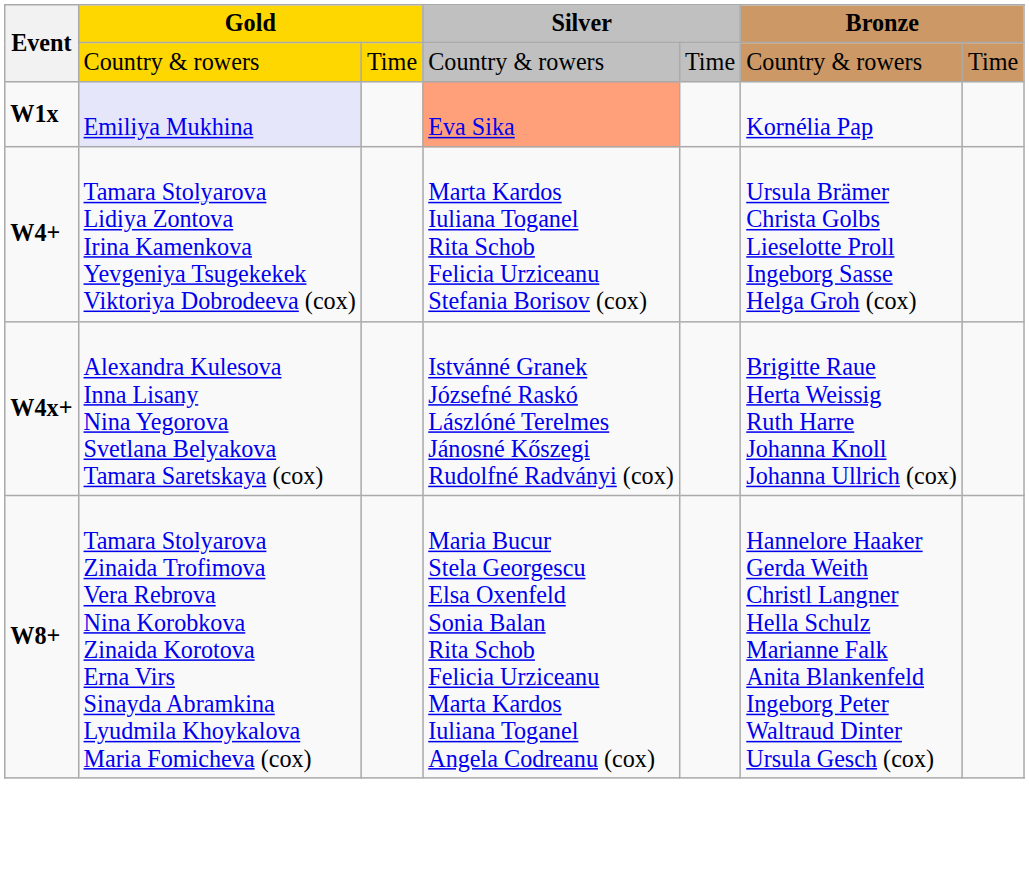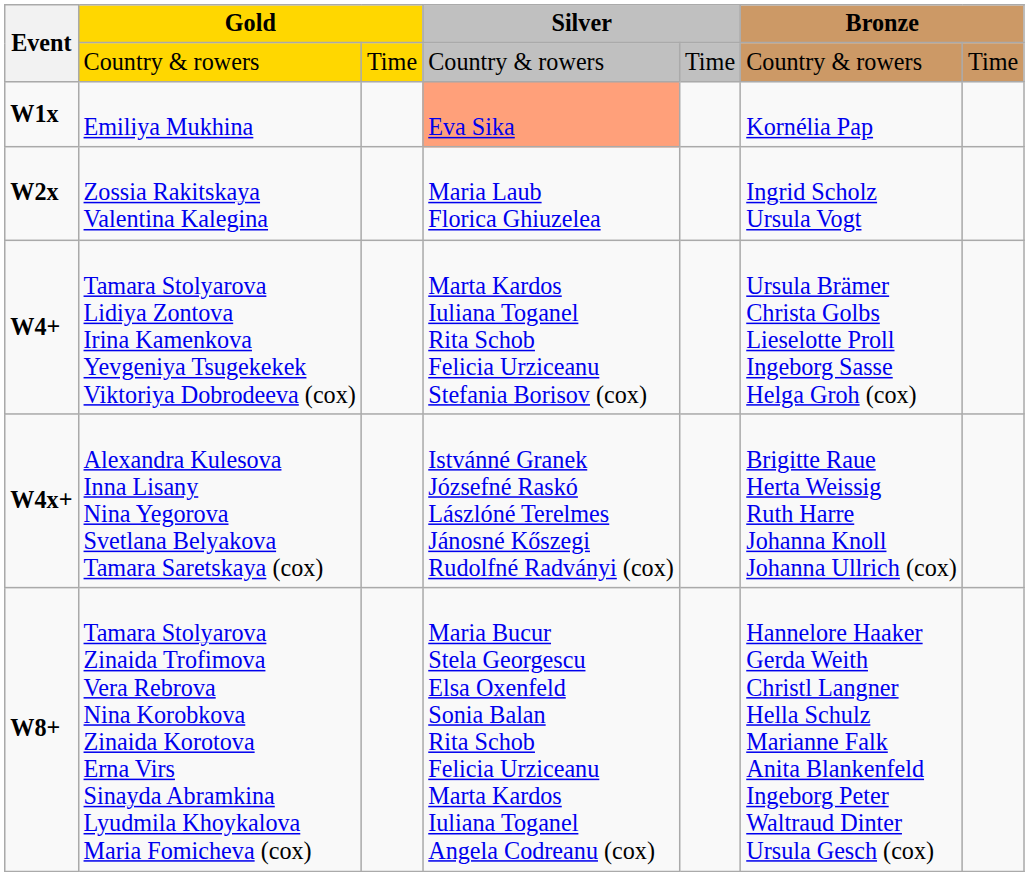(168, 127) lavender background -> (168, 127) no background
+ row: (34, 192)
